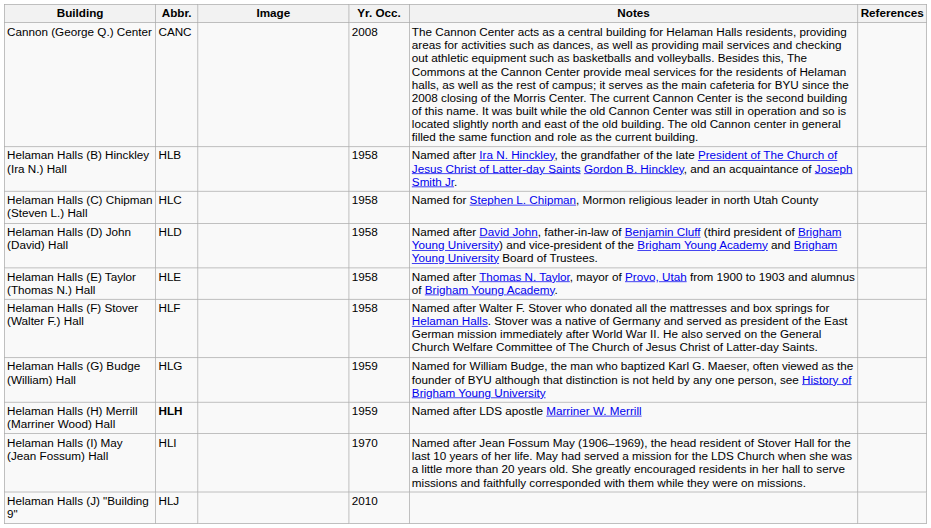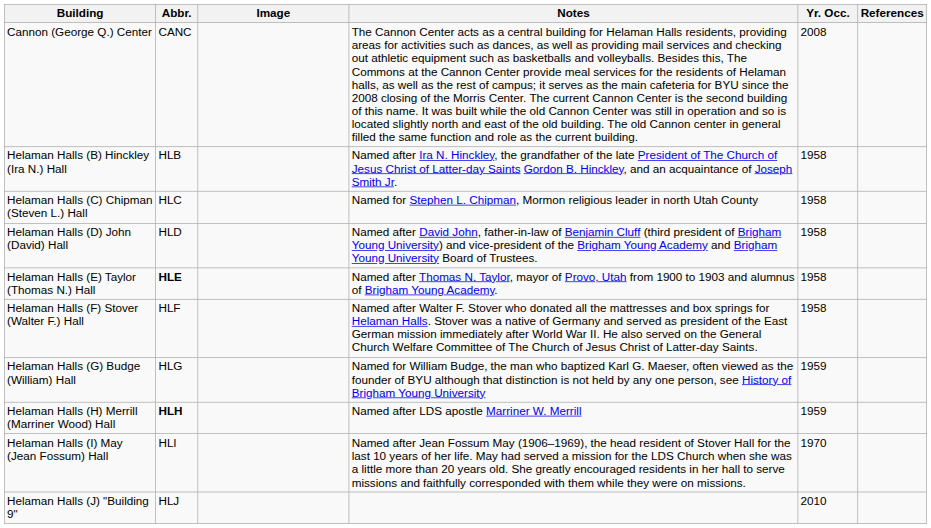columns swapped: (379, 13) <-> (634, 13)
(170, 277) normal -> (170, 277) bold
